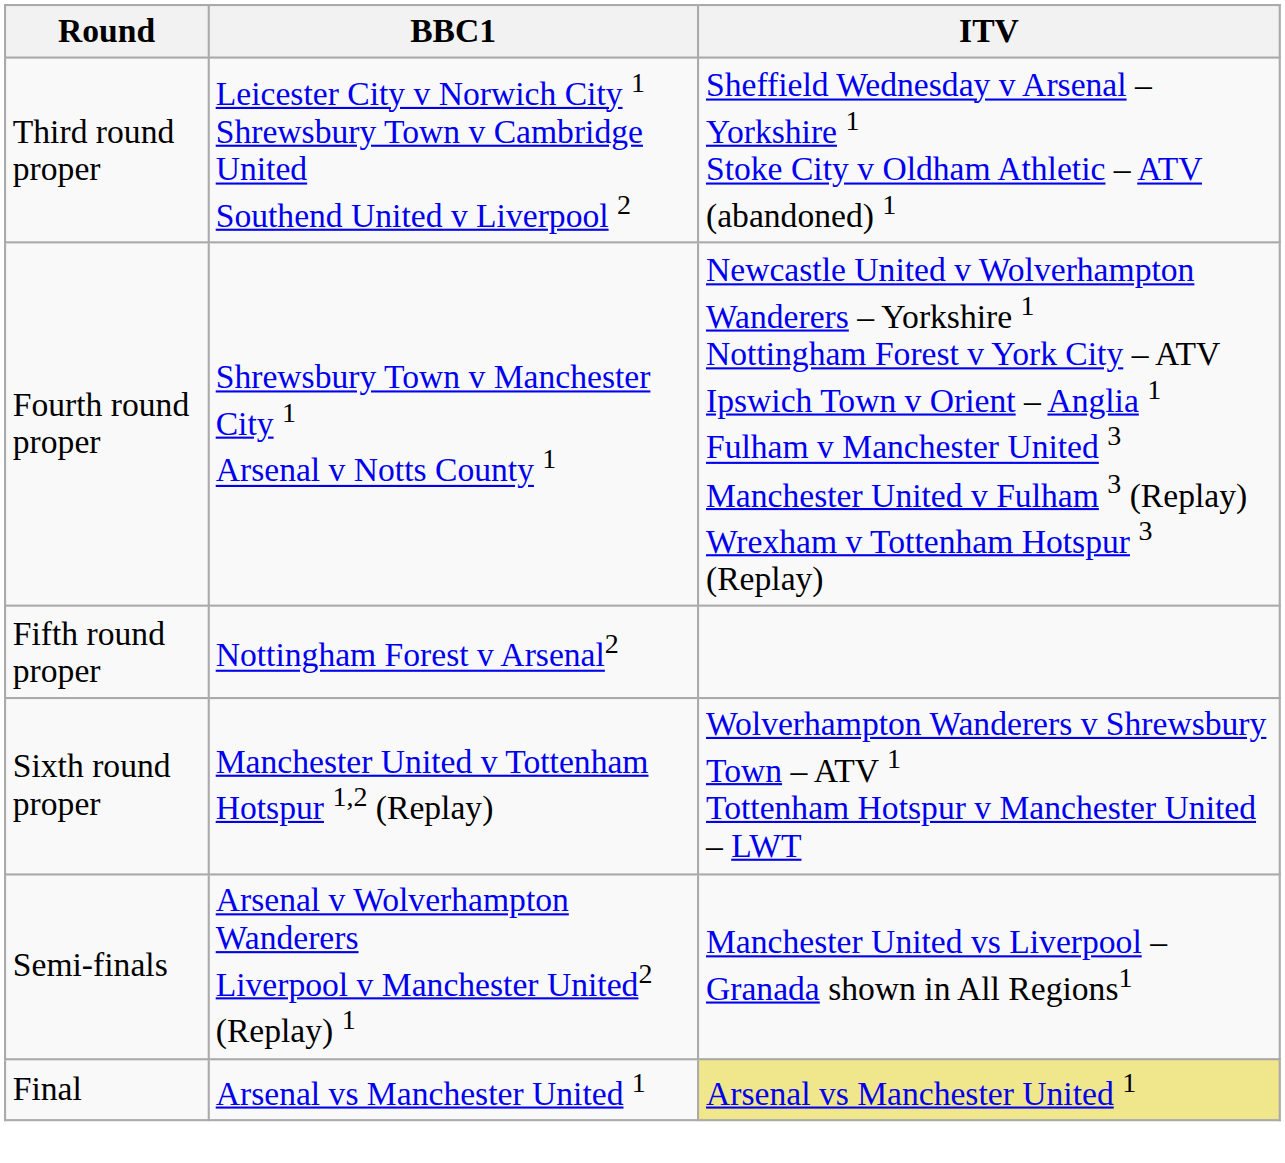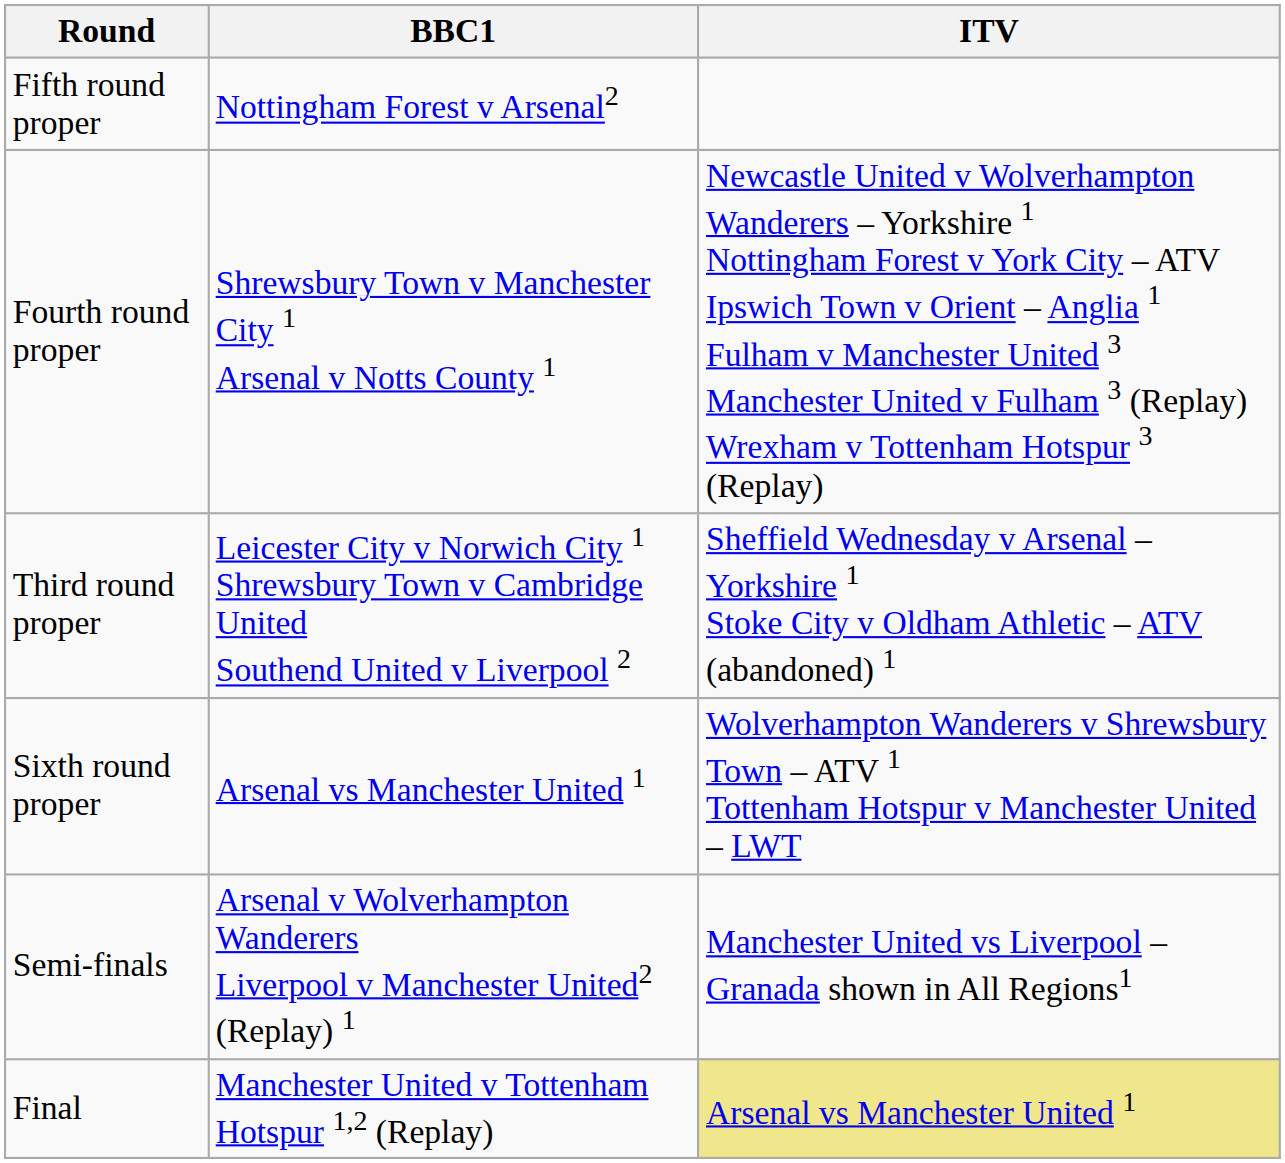rows swapped: (94, 150) <-> (89, 651)
(432, 784) Manchester United v Tottenham Hotspur 1,2 (Replay) -> (431, 784) Arsenal vs Manchester United 1
(431, 1088) Arsenal vs Manchester United 1 -> (432, 1107) Manchester United v Tottenham Hotspur 1,2 (Replay)
